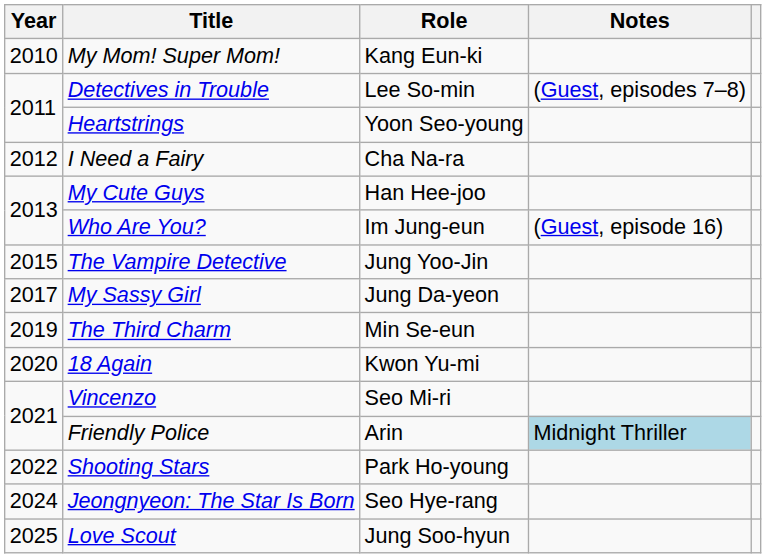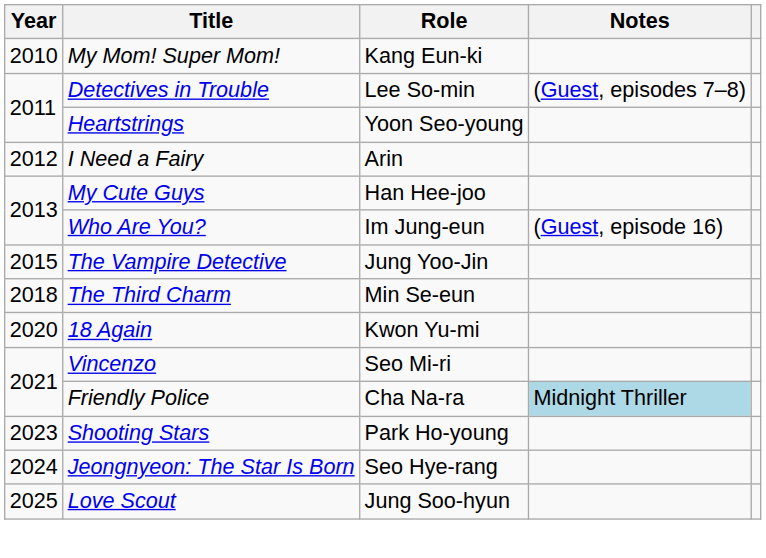(414, 158) Cha Na-ra -> (384, 158) Arin
- row: (134, 295)
(34, 329) 2019 -> (34, 295) 2018
(384, 432) Arin -> (414, 398) Cha Na-ra
(34, 466) 2022 -> (34, 432) 2023
